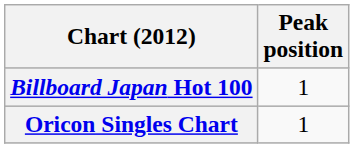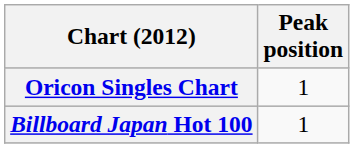rows swapped: (131, 86) <-> (131, 124)
